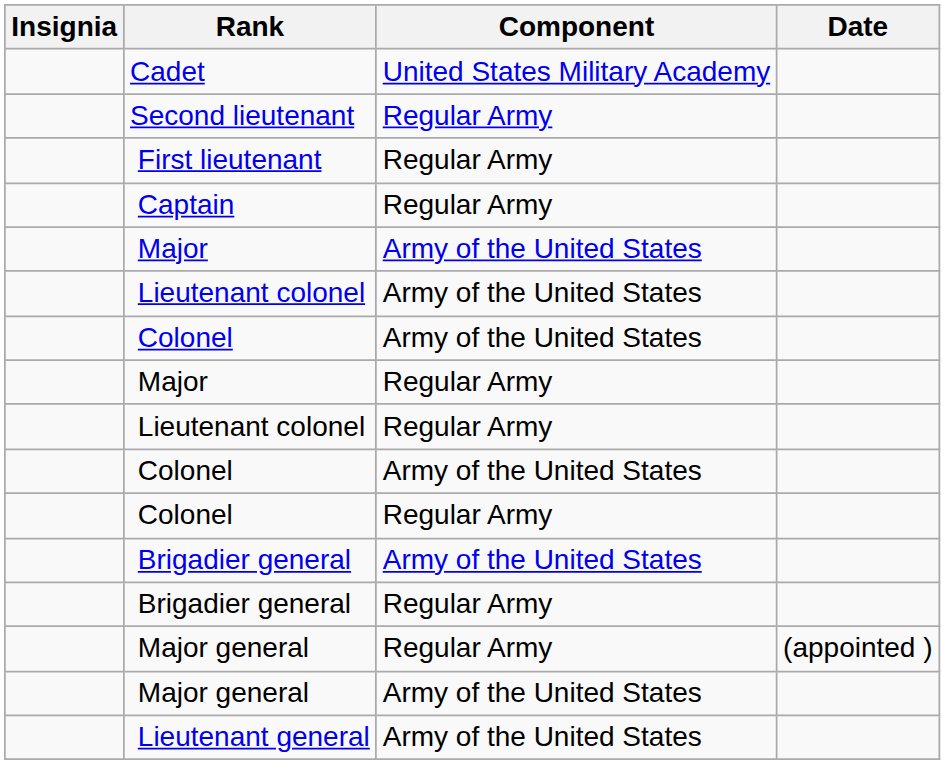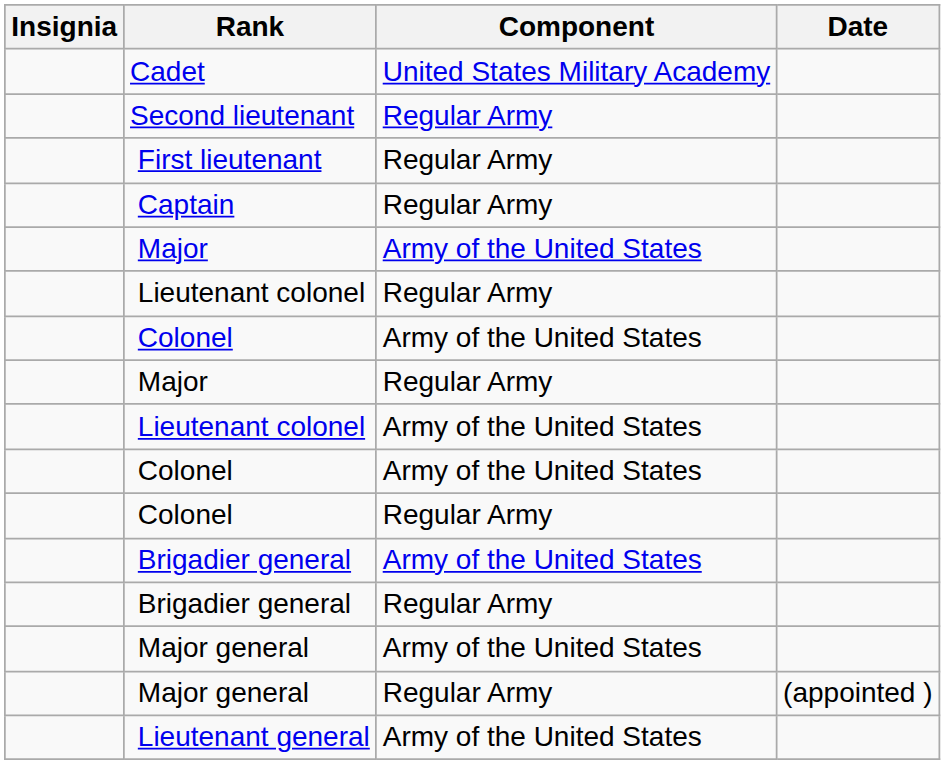rows swapped: (248, 293) <-> (248, 426)
rows swapped: (220, 692) <-> (220, 648)
